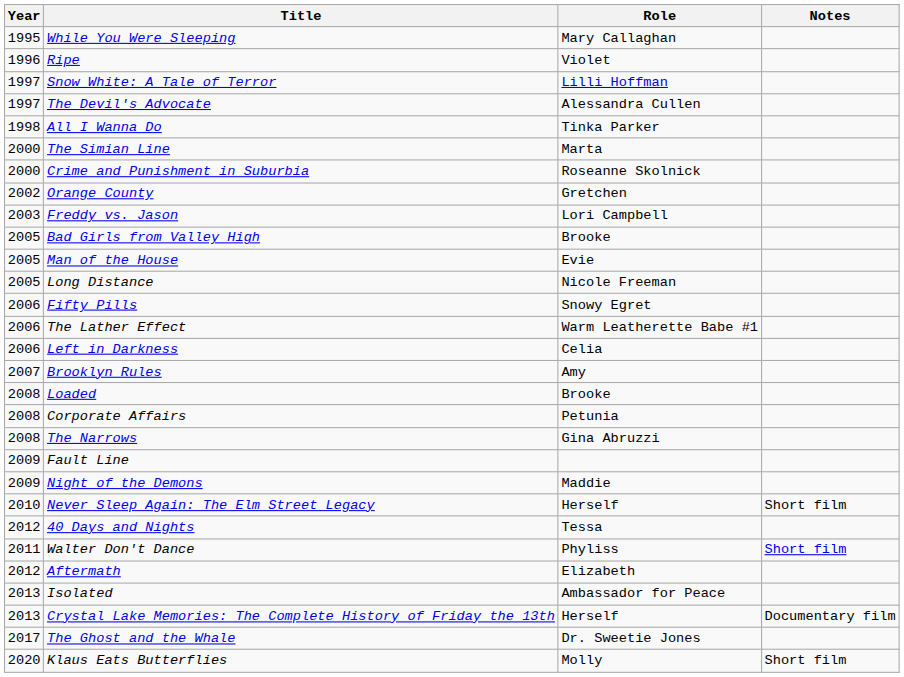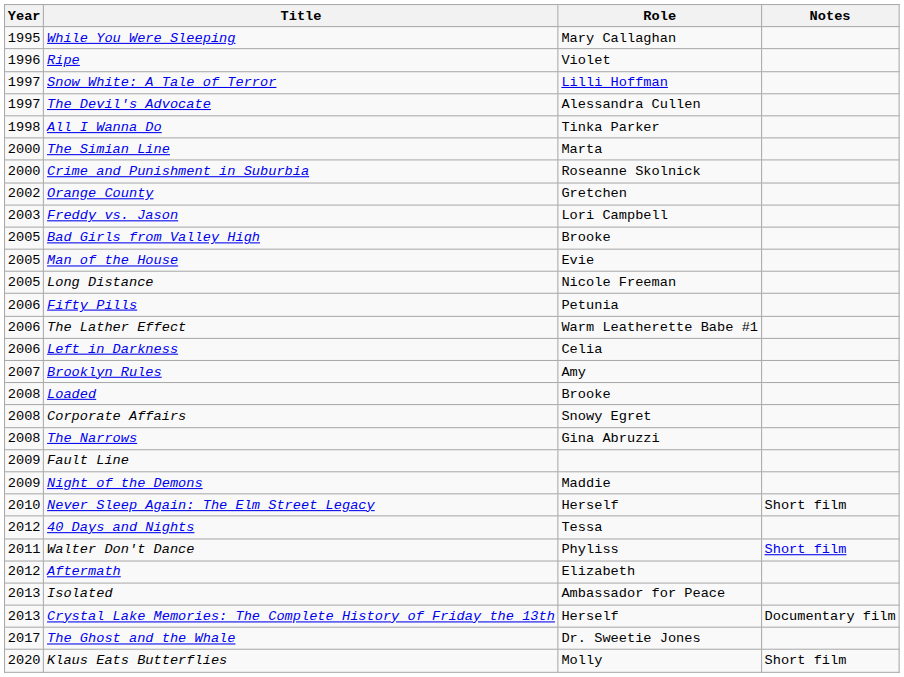(606, 305) Snowy Egret -> (590, 305) Petunia
(590, 416) Petunia -> (606, 416) Snowy Egret
